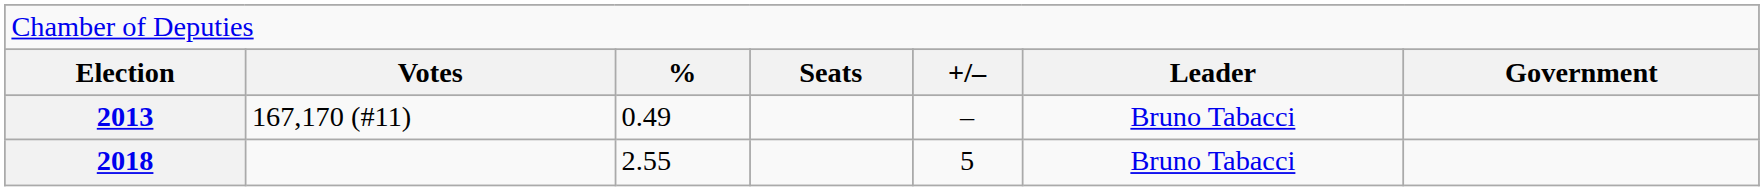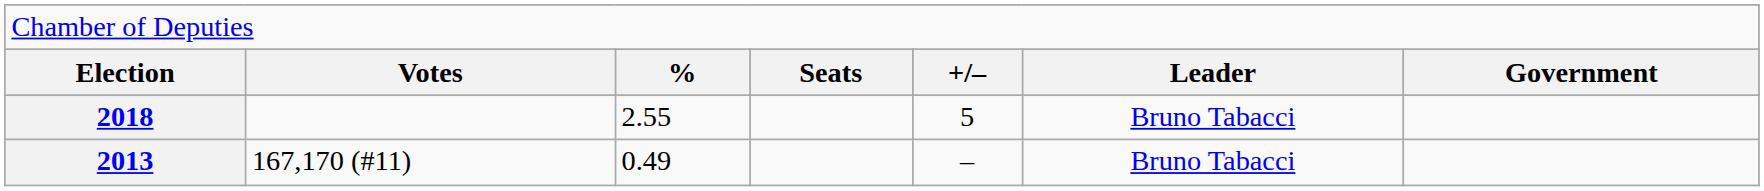rows swapped: (125, 116) <-> (125, 161)
